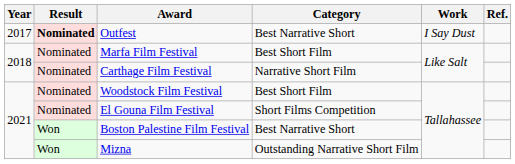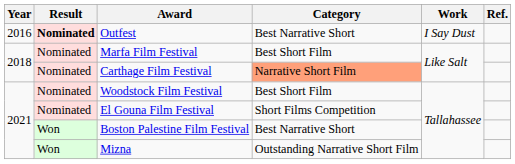(19, 33) 2017 -> (19, 33) 2016
(305, 71) no background -> (305, 71) lightsalmon background
